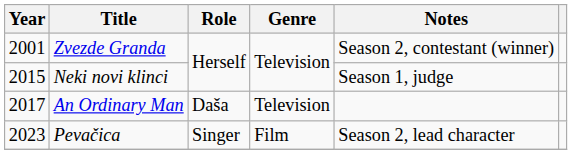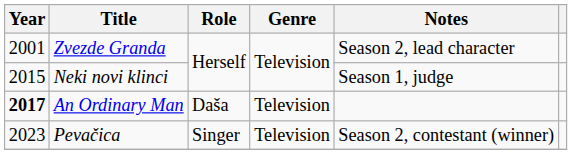(446, 47) Season 2, contestant (winner) -> (426, 47) Season 2, lead character
(27, 105) normal -> (27, 105) bold
(271, 134) Film -> (292, 134) Television
(426, 134) Season 2, lead character -> (446, 134) Season 2, contestant (winner)
